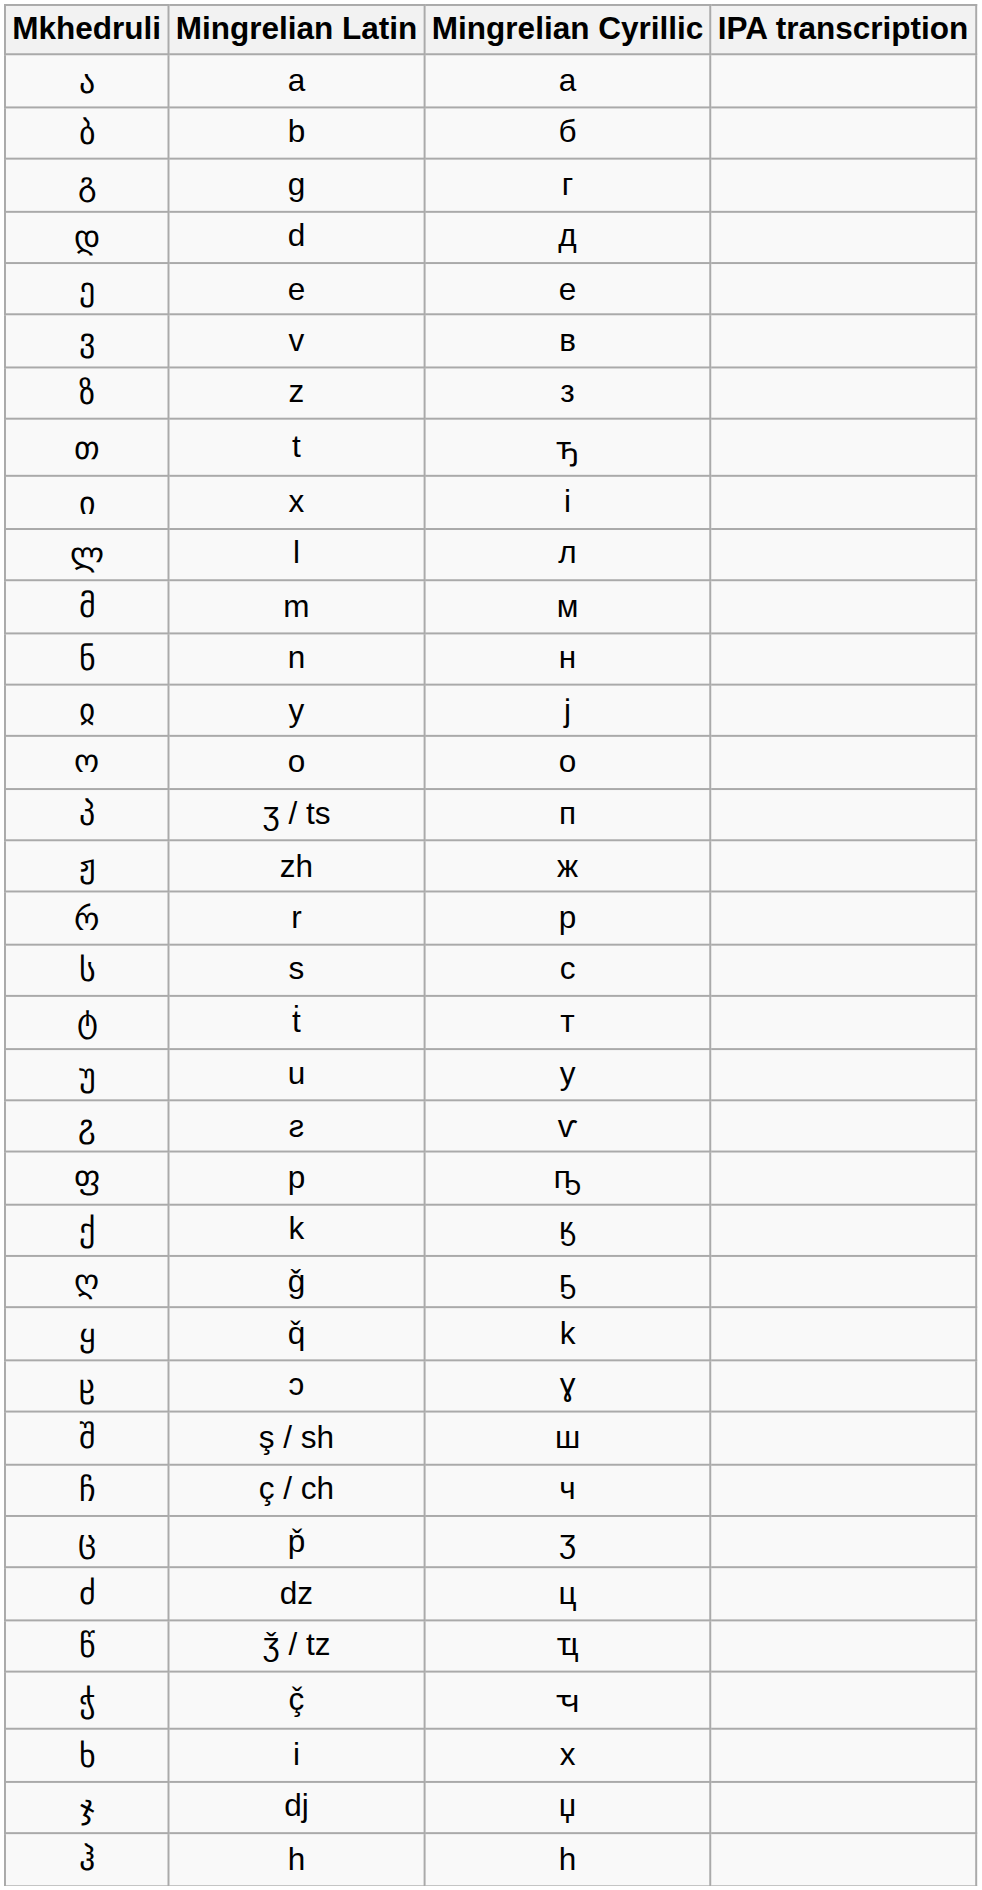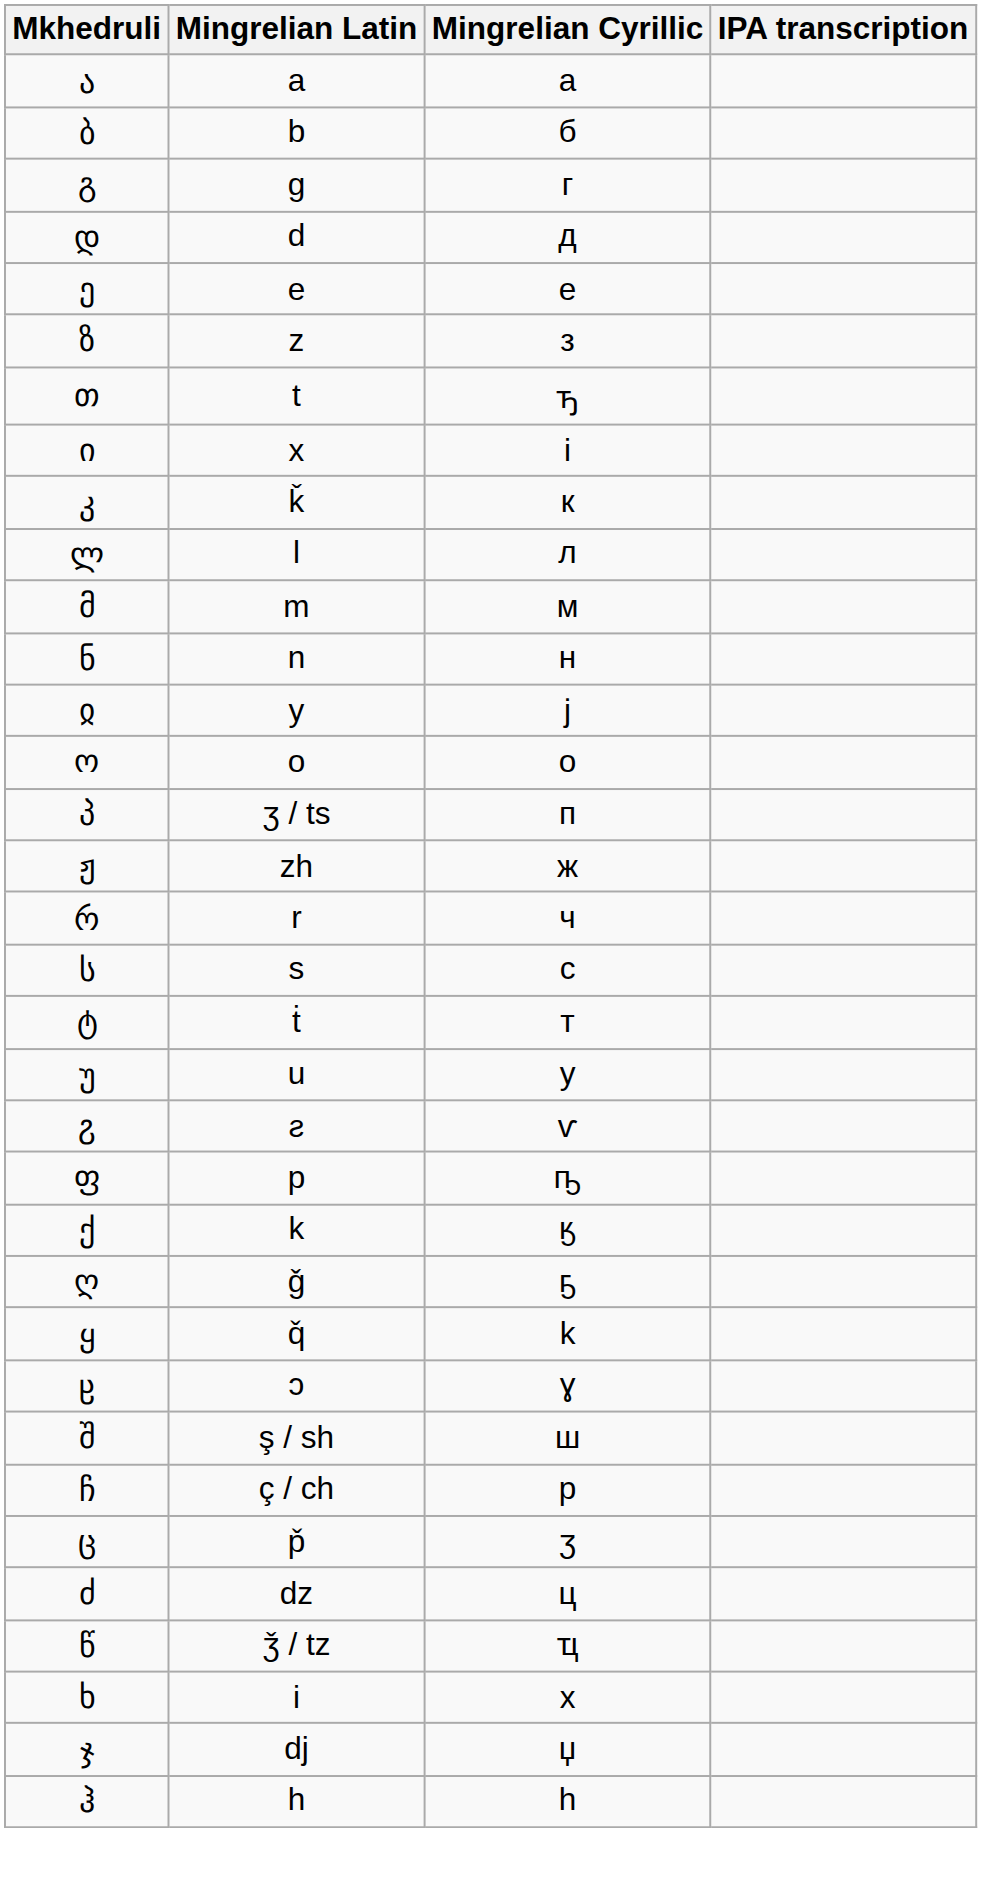- row: (87, 341)
+ row: (87, 503)
(568, 917) р -> (568, 917) ч
(568, 1489) ч -> (568, 1489) р
- row: (87, 1701)
